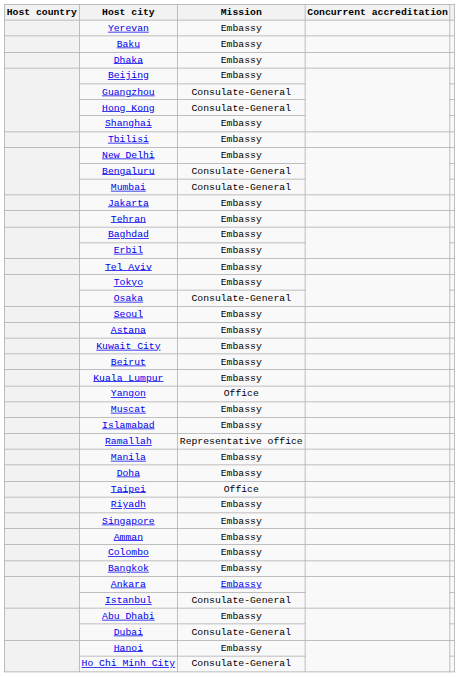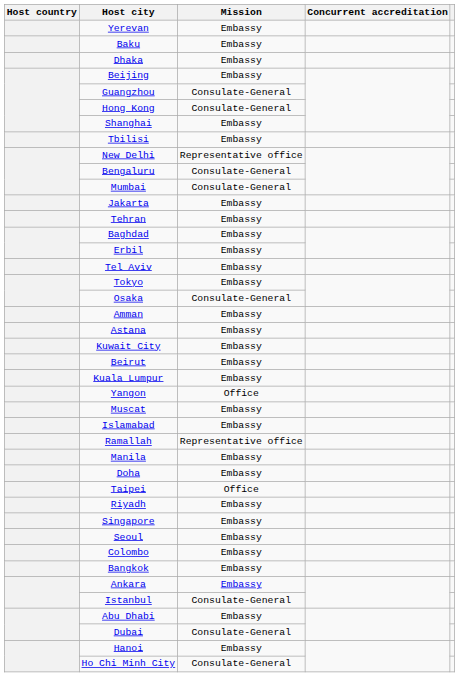(241, 155) Embassy -> (241, 155) Representative office
rows swapped: (128, 537) <-> (128, 314)
